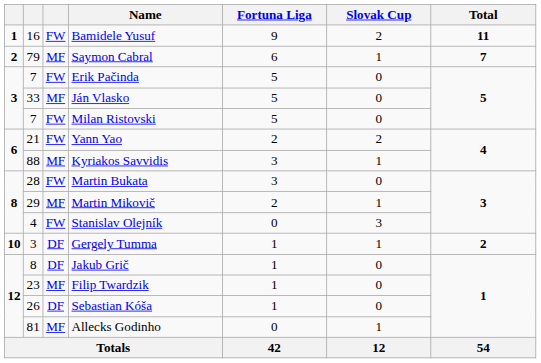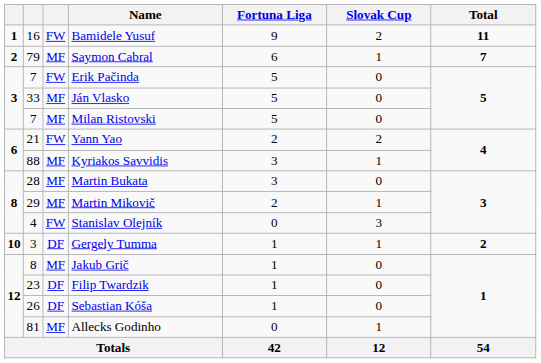(56, 118) FW -> (56, 118) MF
(56, 181) FW -> (56, 181) MF
(56, 264) DF -> (56, 264) MF
(56, 285) MF -> (56, 285) DF
